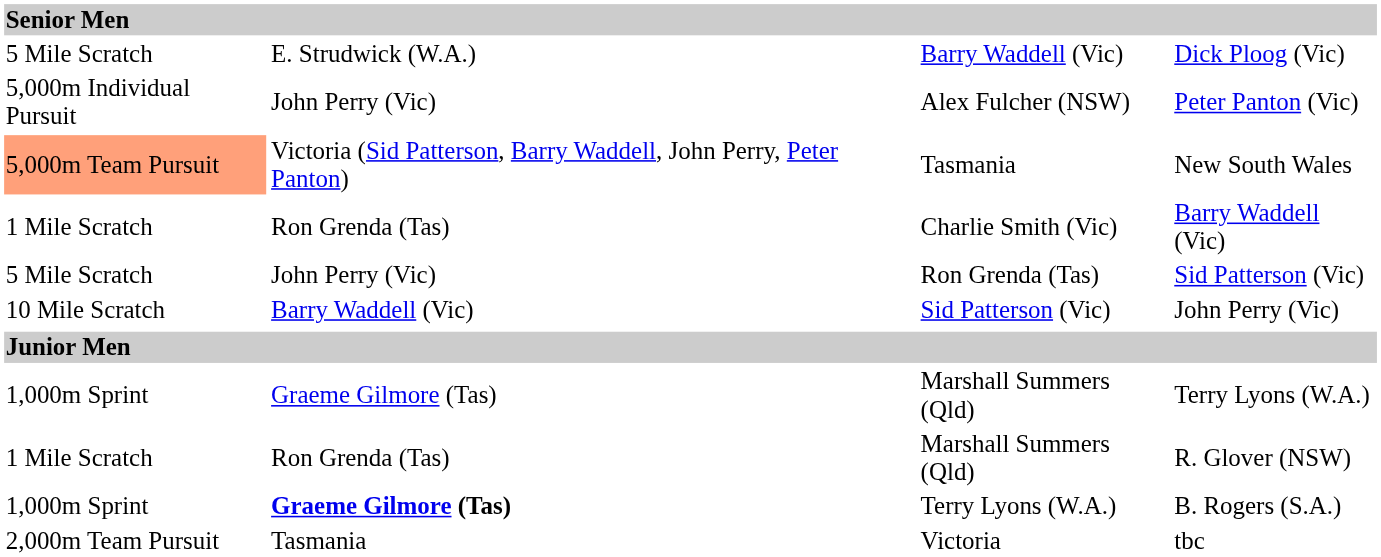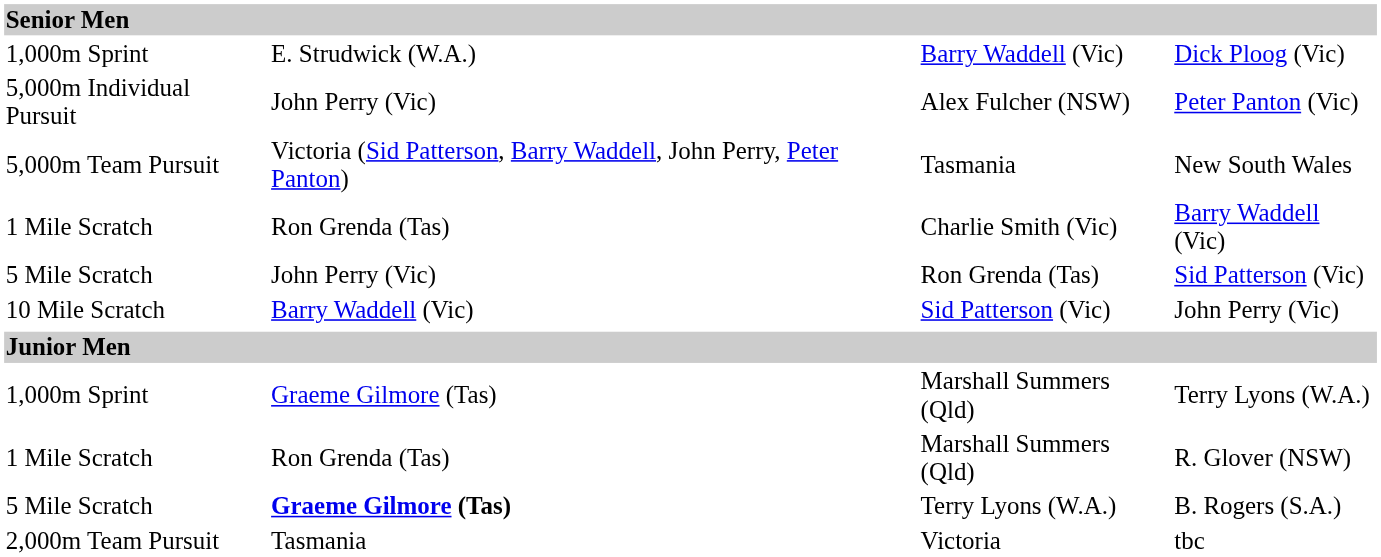(79, 53) 5 Mile Scratch -> (77, 53) 1,000m Sprint
(112, 164) lightsalmon background -> (112, 164) no background
(77, 506) 1,000m Sprint -> (79, 506) 5 Mile Scratch
